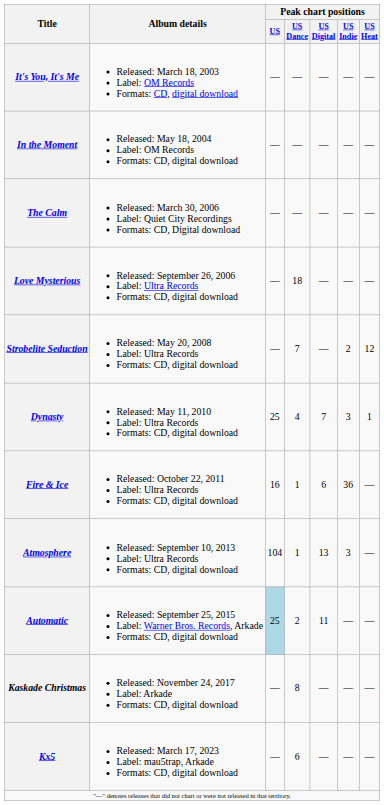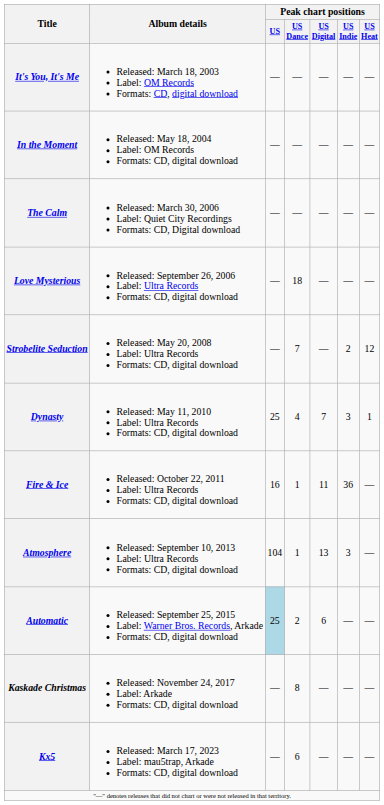(324, 484) 6 -> (324, 484) 11
(324, 620) 11 -> (324, 620) 6
